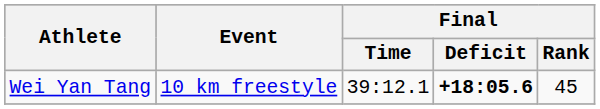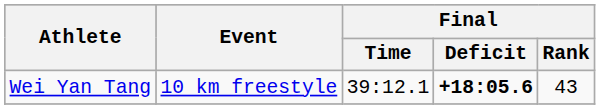(566, 87) 45 -> (566, 87) 43
